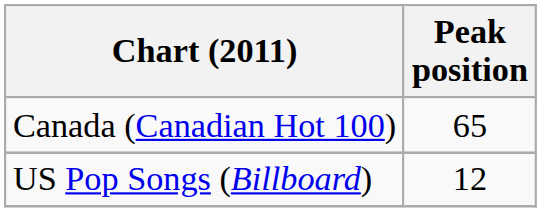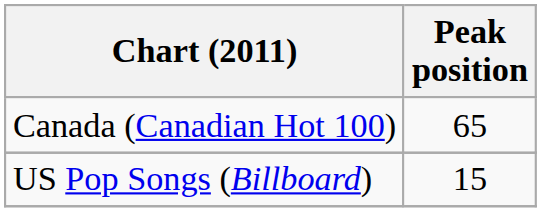(470, 178) 12 -> (470, 178) 15
